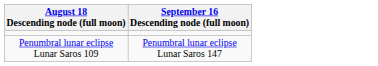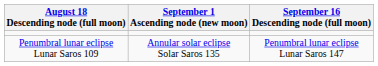+ column: (189, 17)
